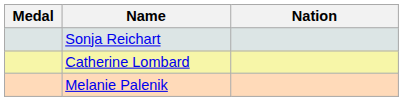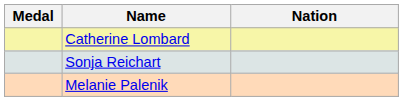rows swapped: (127, 62) <-> (113, 39)
